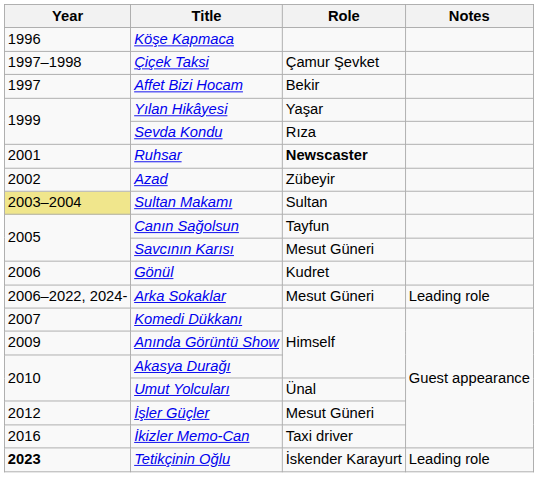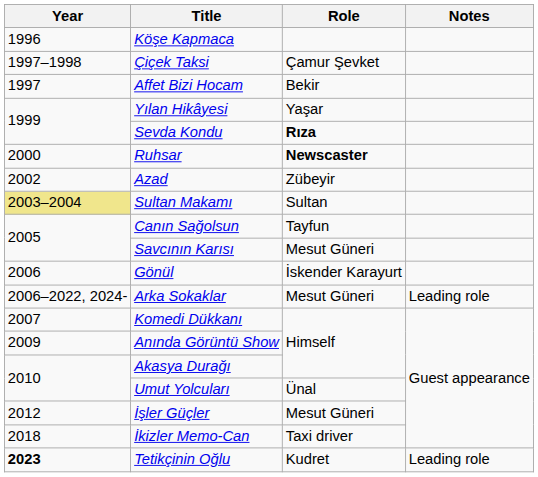(301, 132) normal -> (301, 132) bold
(24, 156) 2001 -> (24, 156) 2000
(307, 272) Kudret -> (344, 272) İskender Karayurt
(24, 436) 2016 -> (24, 436) 2018
(344, 459) İskender Karayurt -> (307, 459) Kudret
